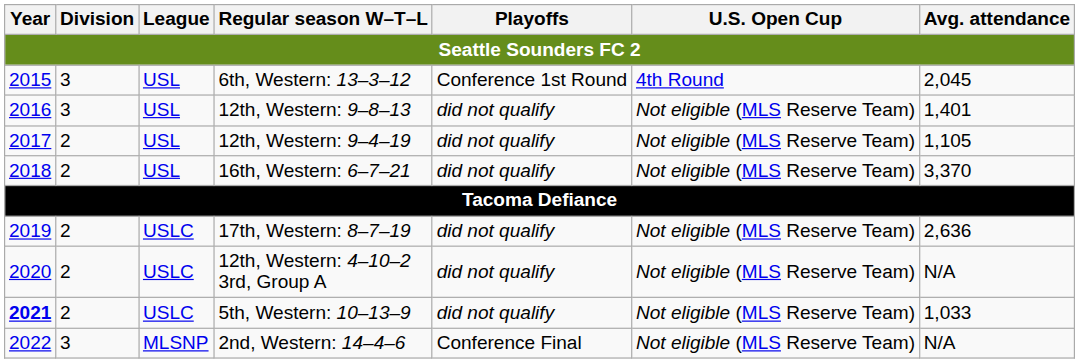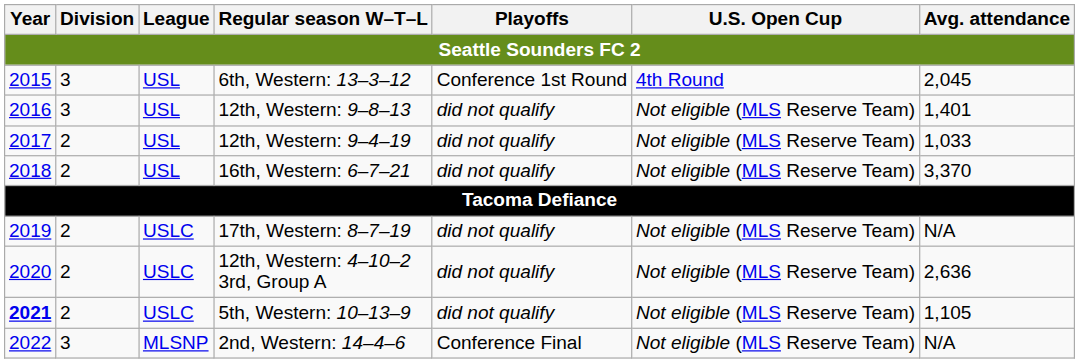(948, 140) 1,105 -> (948, 140) 1,033
(948, 230) 2,636 -> (940, 230) N/A
(940, 271) N/A -> (948, 271) 2,636
(948, 312) 1,033 -> (948, 312) 1,105
